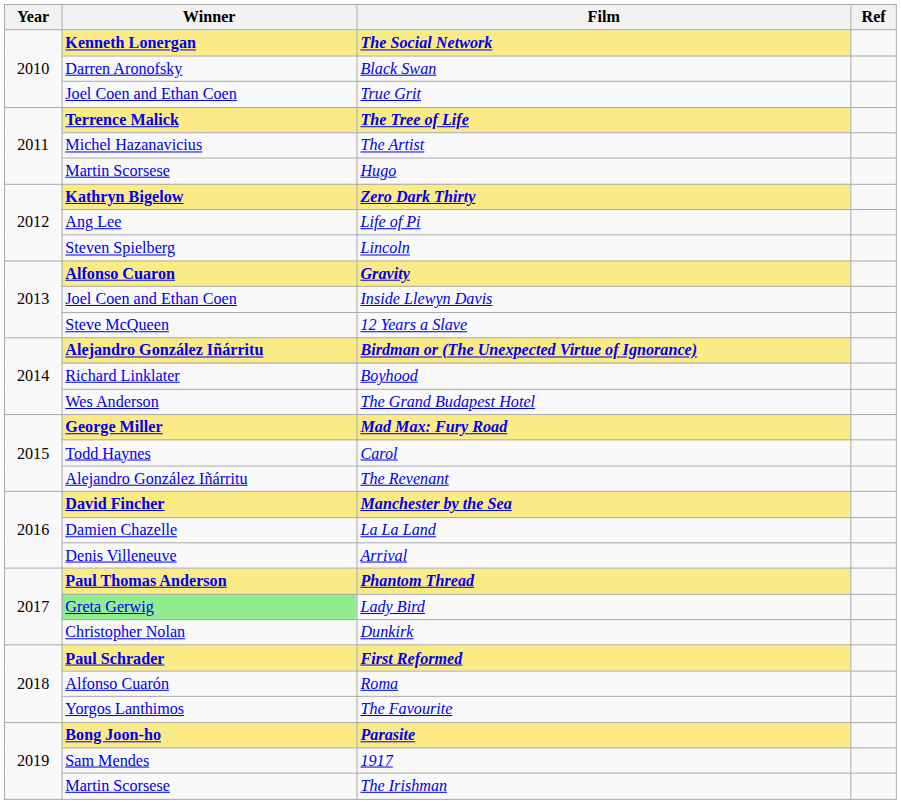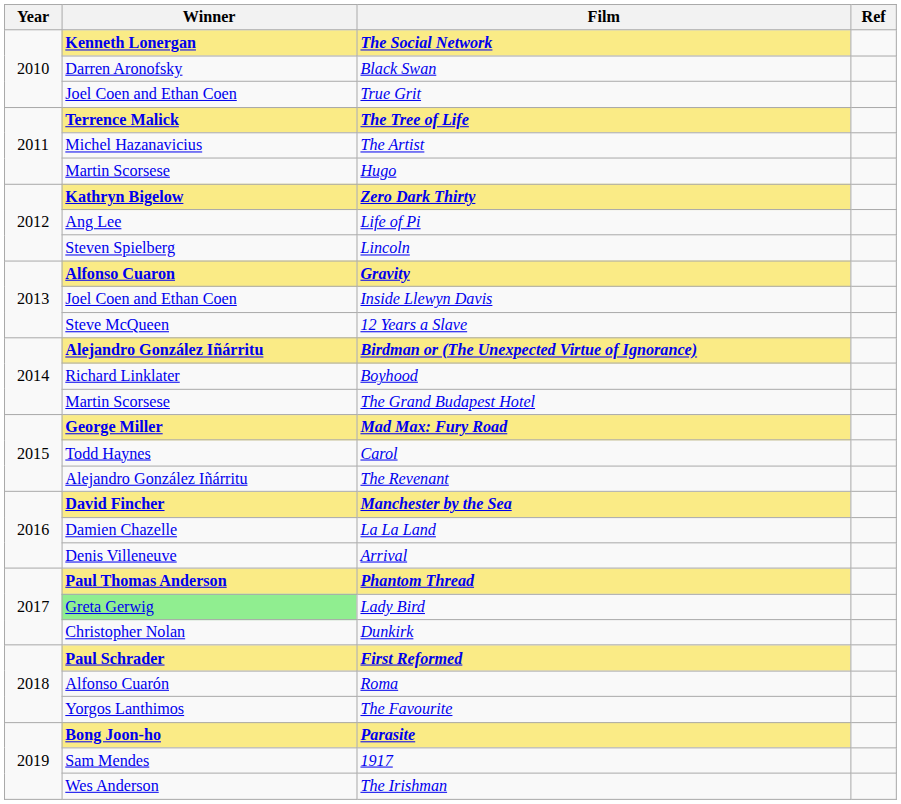(112, 401) Wes Anderson -> (118, 401) Martin Scorsese
(118, 786) Martin Scorsese -> (112, 786) Wes Anderson
